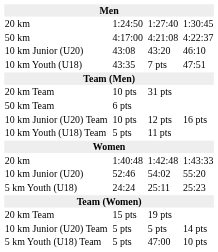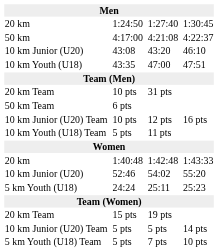(157, 65) 7 pts -> (159, 65) 47:00
(159, 242) 47:00 -> (157, 242) 7 pts
